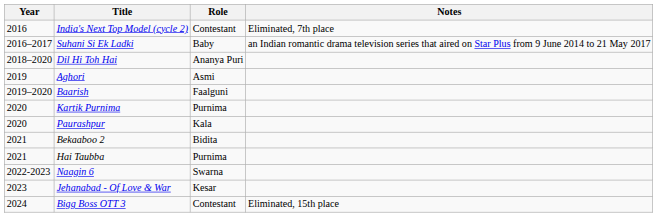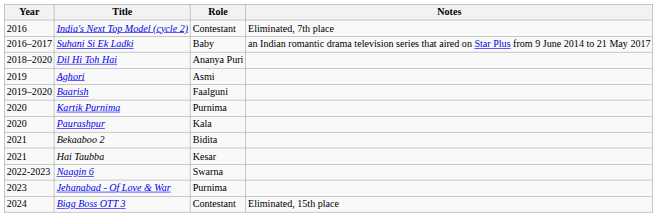(210, 156) Purnima -> (204, 156) Kesar
(204, 188) Kesar -> (210, 188) Purnima
